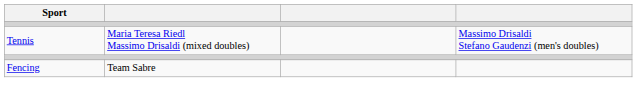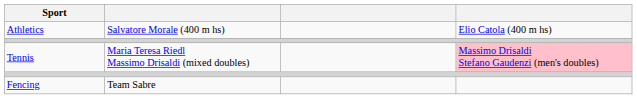+ row: (25, 30)
(529, 41) no background -> (529, 57) pink background
